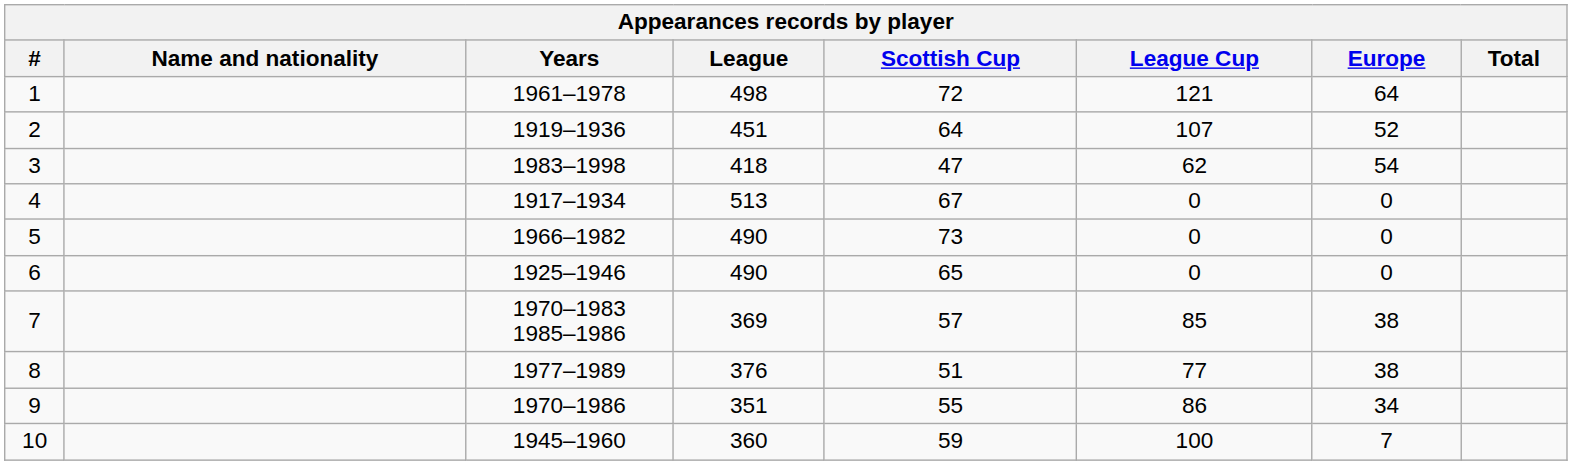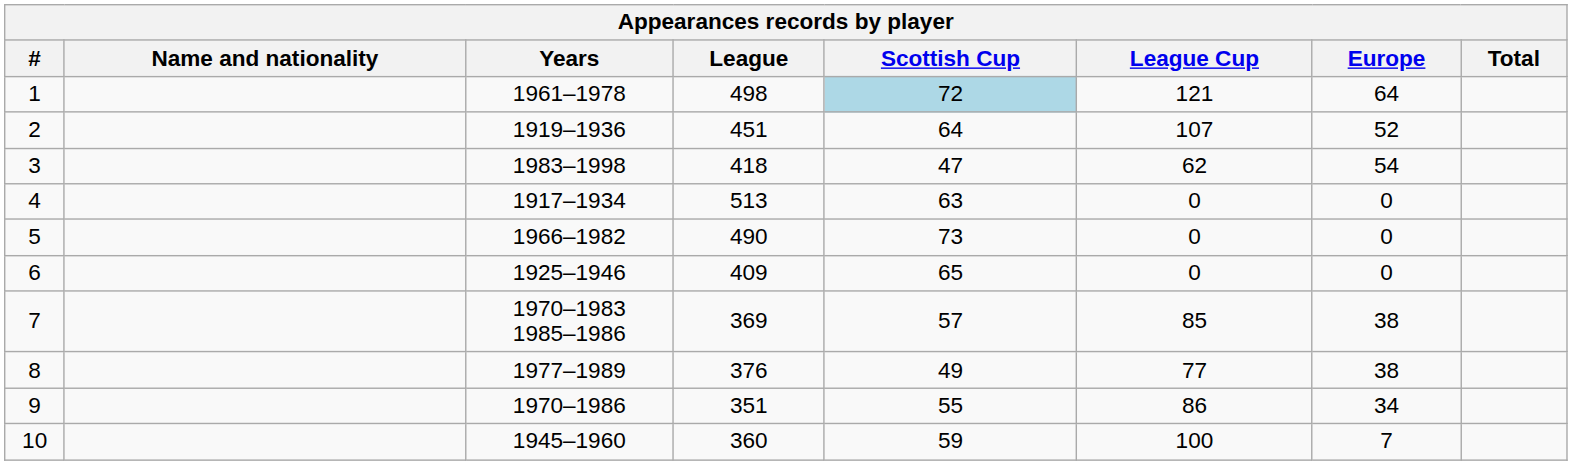(950, 93) no background -> (950, 93) lightblue background
(950, 201) 67 -> (950, 201) 63
(749, 272) 490 -> (749, 272) 409
(950, 369) 51 -> (950, 369) 49
